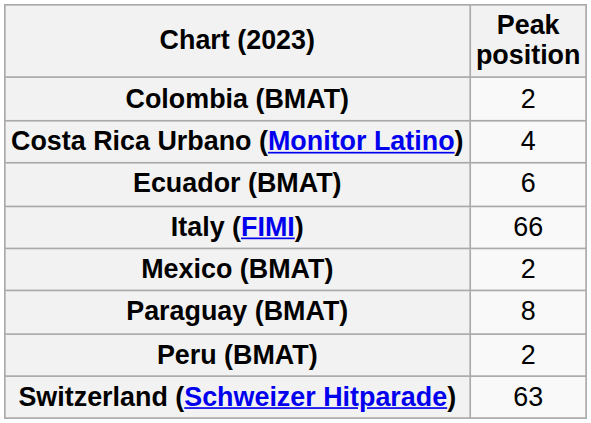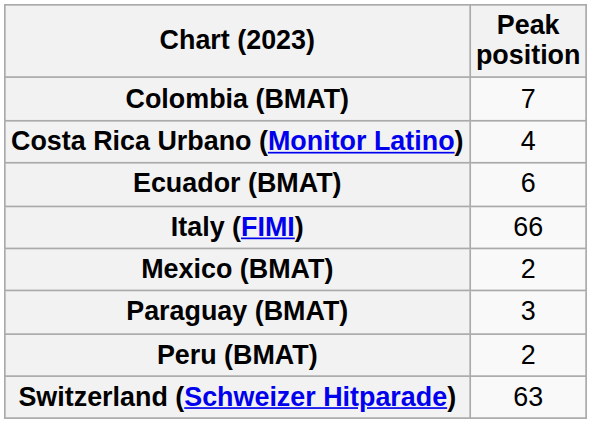(528, 98) 2 -> (528, 98) 7
(528, 311) 8 -> (528, 311) 3
